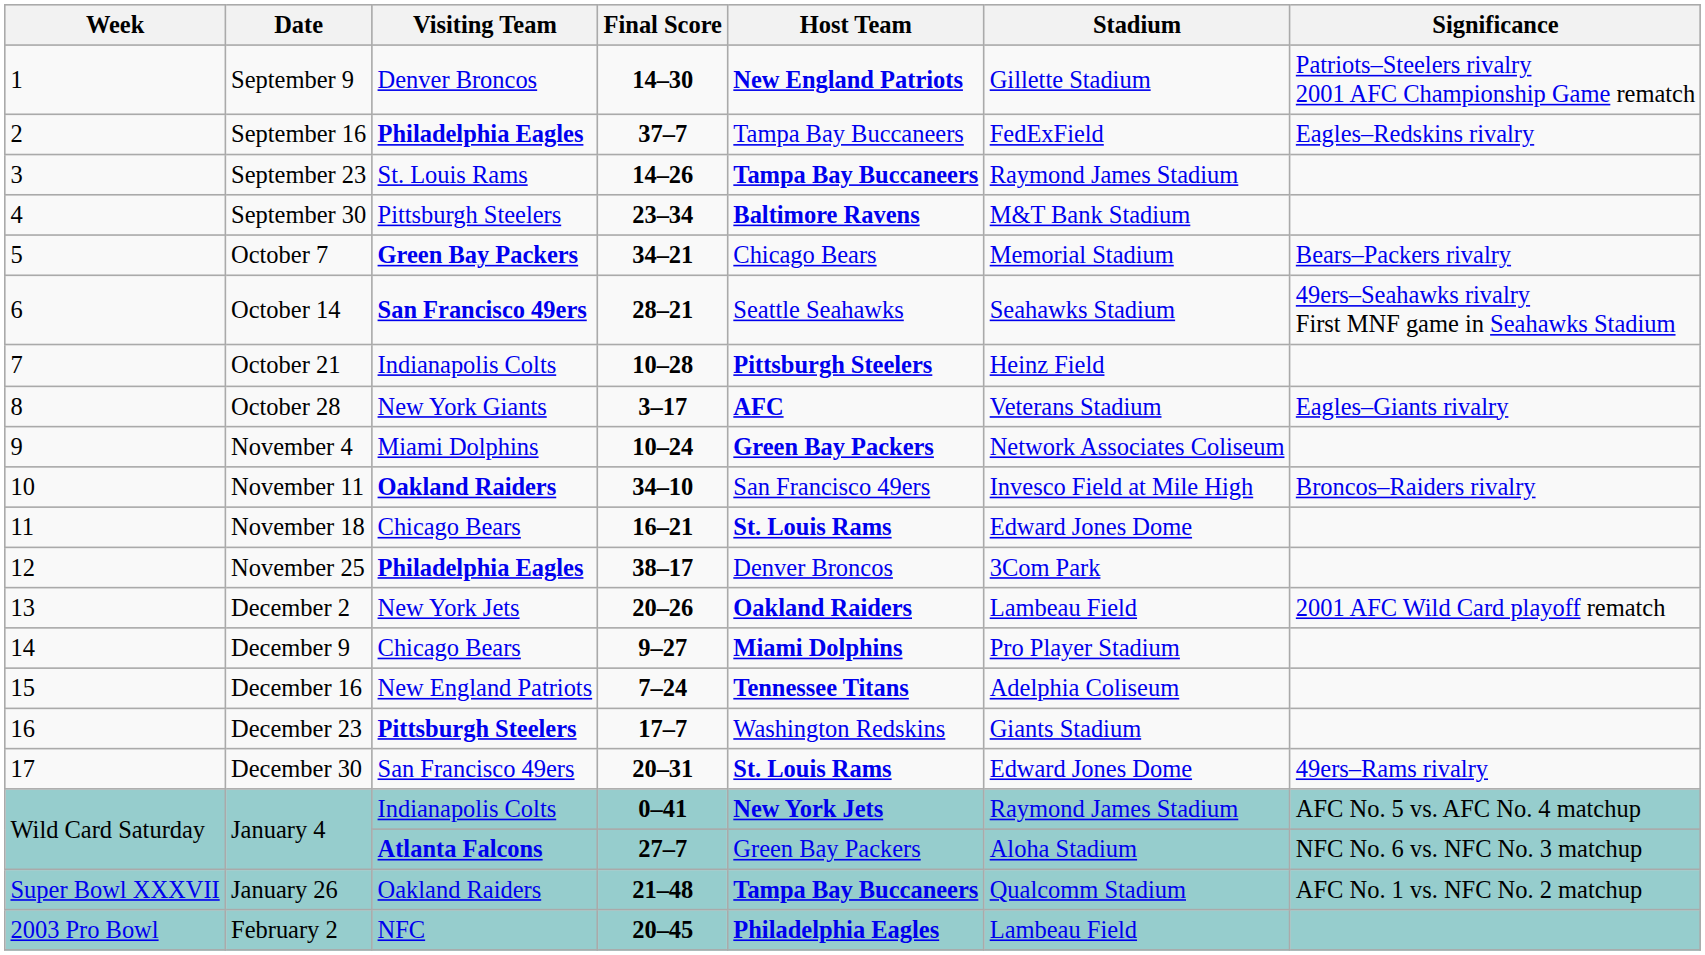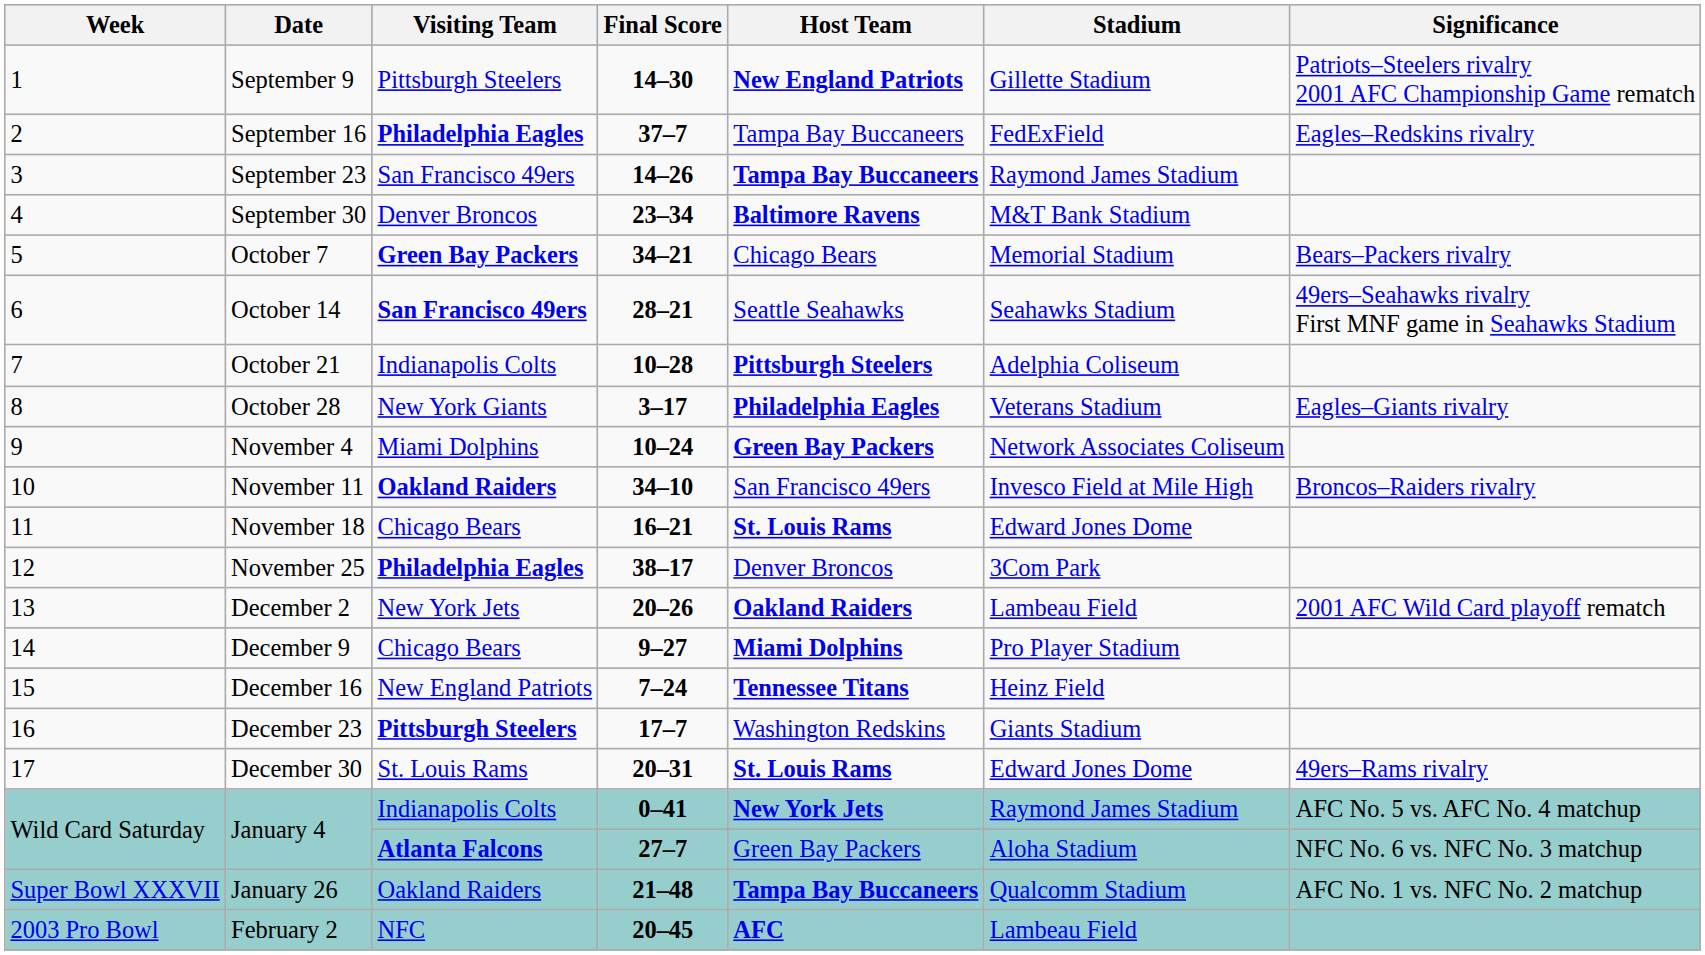(457, 79) Denver Broncos -> (469, 79) Pittsburgh Steelers
(453, 174) St. Louis Rams -> (476, 174) San Francisco 49ers
(469, 215) Pittsburgh Steelers -> (457, 215) Denver Broncos
(1047, 365) Heinz Field -> (1084, 365) Adelphia Coliseum
(758, 405) AFC -> (836, 405) Philadelphia Eagles
(1084, 688) Adelphia Coliseum -> (1047, 688) Heinz Field
(476, 768) San Francisco 49ers -> (453, 768) St. Louis Rams
(836, 930) Philadelphia Eagles -> (758, 930) AFC
